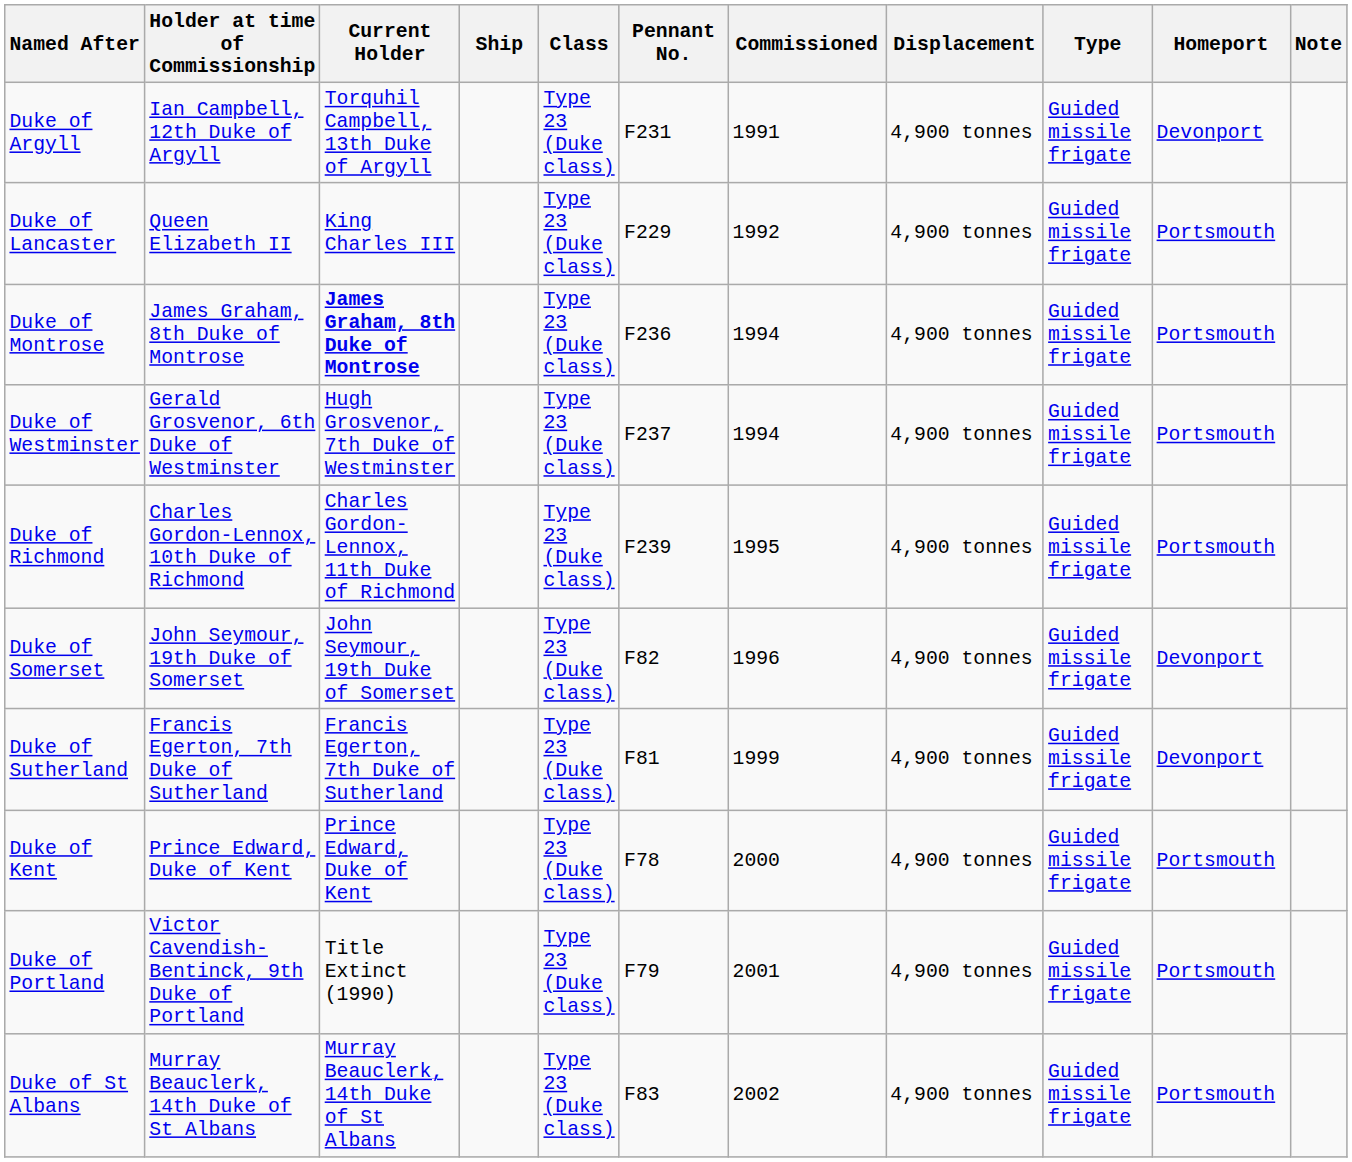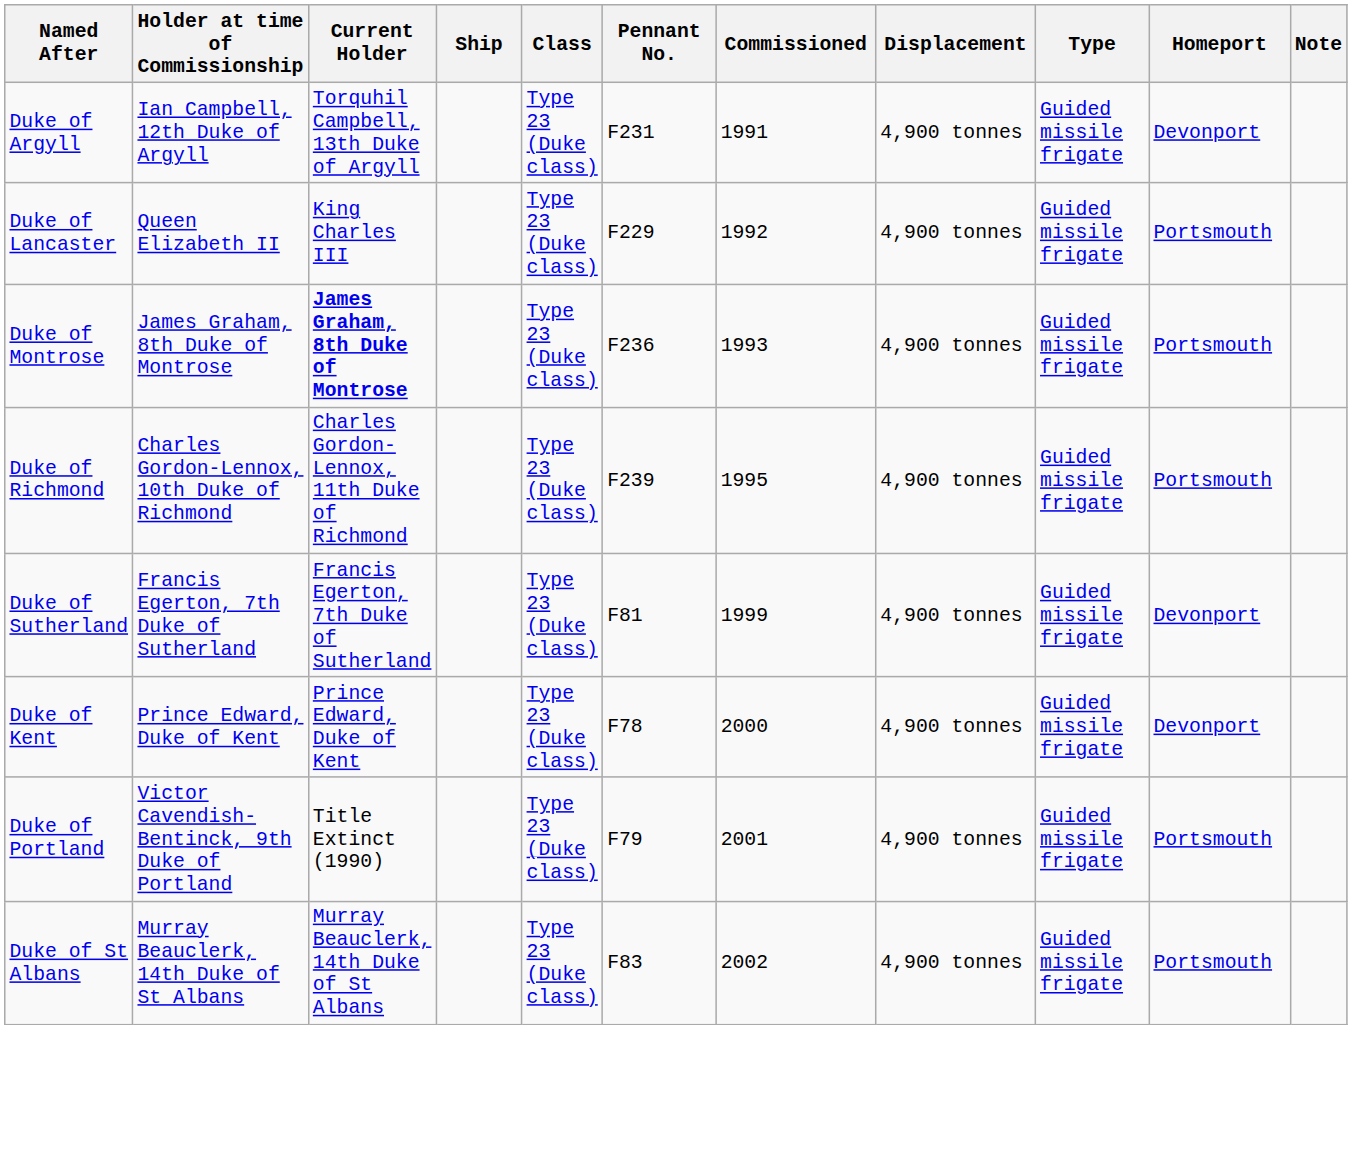(756, 334) 1994 -> (744, 345) 1993
- row: (75, 435)
- row: (57, 659)
(1216, 860) Portsmouth -> (1207, 727) Devonport
